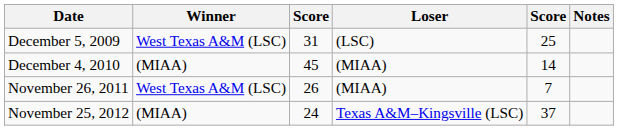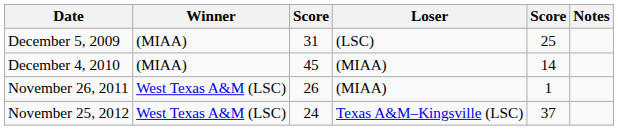(211, 40) West Texas A&M (LSC) -> (161, 40) (MIAA)
(548, 88) 7 -> (548, 88) 1
(161, 112) (MIAA) -> (211, 112) West Texas A&M (LSC)
